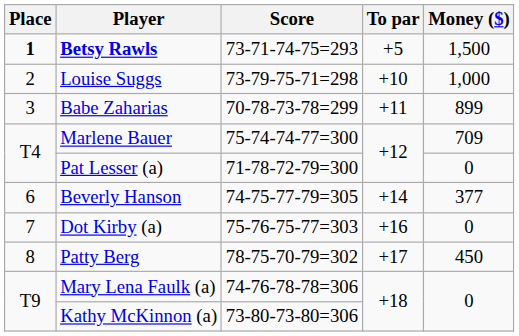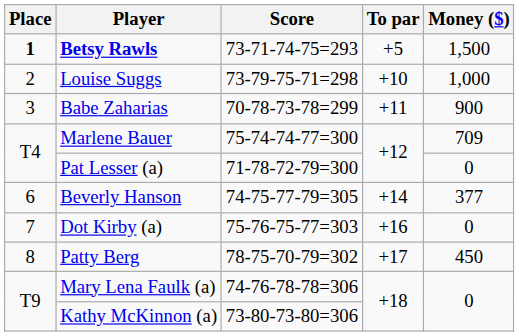(469, 108) 899 -> (469, 108) 900
